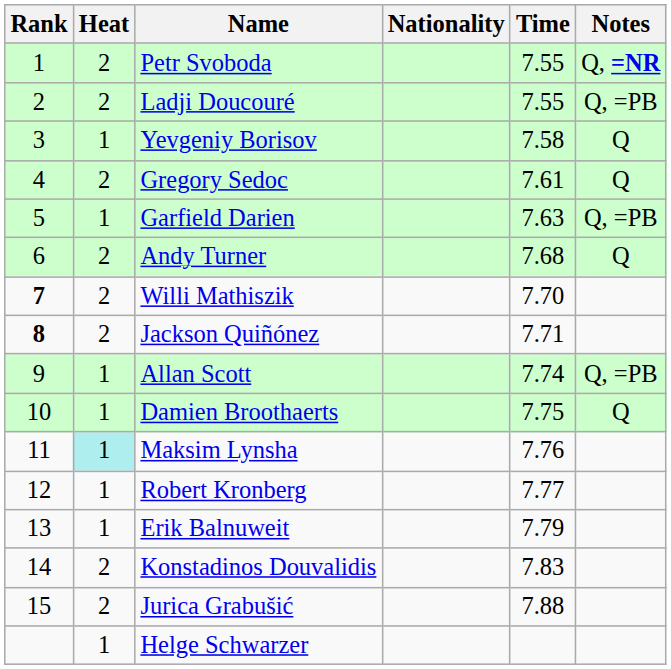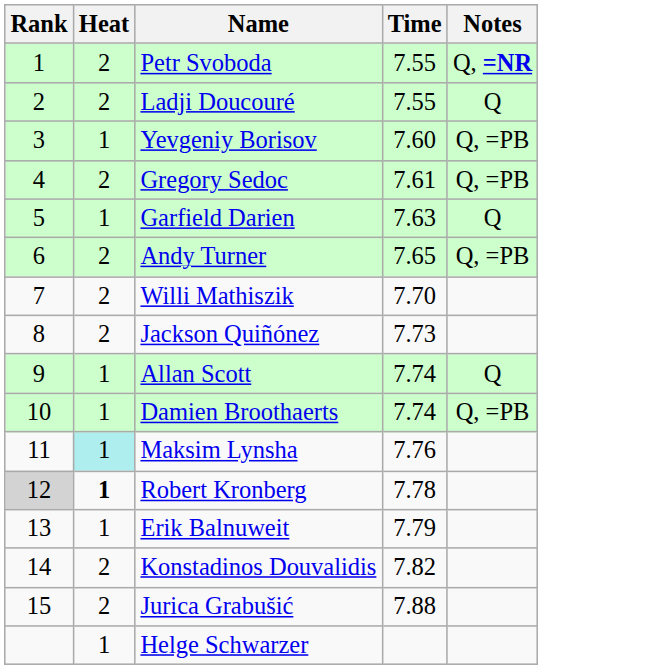- column: (446, 23)
(621, 101) Q, =PB -> (493, 101) Q
(543, 140) 7.58 -> (415, 140) 7.60
(621, 140) Q -> (493, 140) Q, =PB
(621, 179) Q -> (493, 179) Q, =PB
(621, 218) Q, =PB -> (493, 218) Q
(543, 256) 7.68 -> (415, 256) 7.65
(621, 256) Q -> (493, 256) Q, =PB
(39, 295) bold -> (39, 295) normal
(39, 334) bold -> (39, 334) normal
(543, 334) 7.71 -> (415, 334) 7.73
(621, 373) Q, =PB -> (493, 373) Q
(543, 412) 7.75 -> (415, 412) 7.74
(621, 412) Q -> (493, 412) Q, =PB
(39, 489) no background -> (39, 489) lightgrey background
(104, 489) normal -> (104, 489) bold
(543, 489) 7.77 -> (415, 489) 7.78
(543, 567) 7.83 -> (415, 567) 7.82
